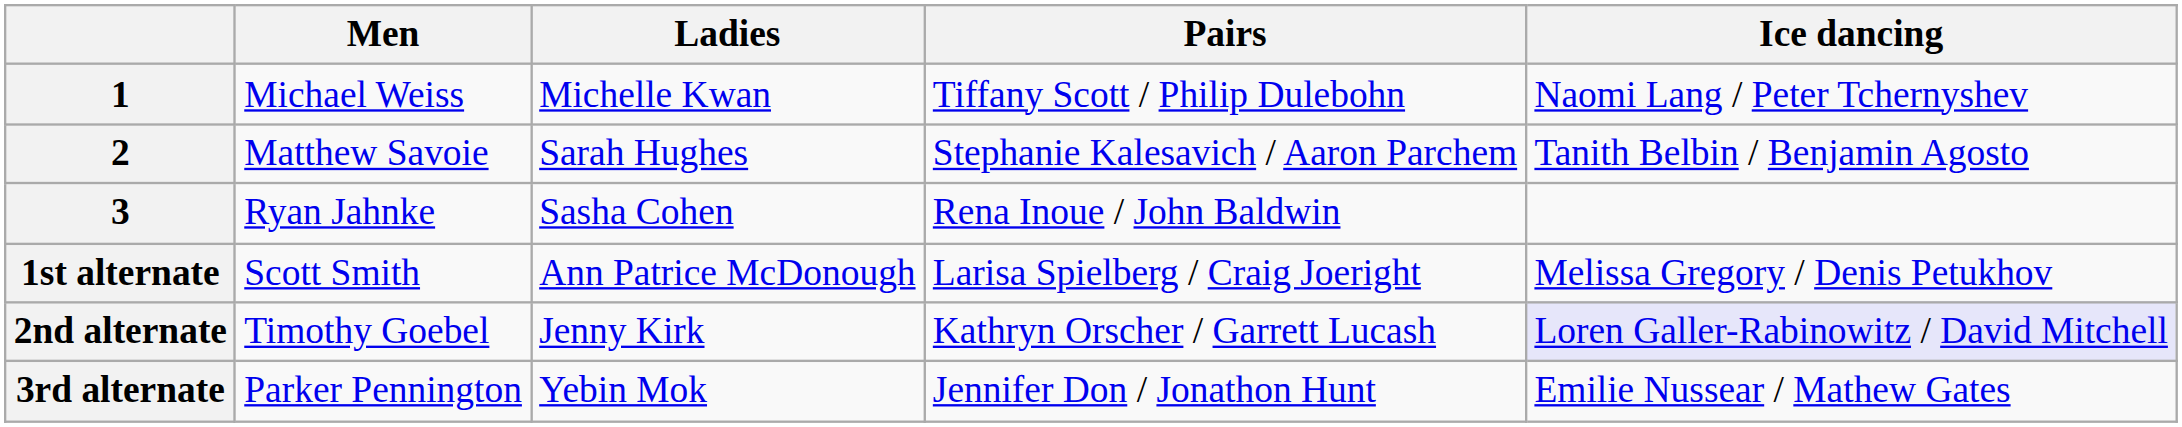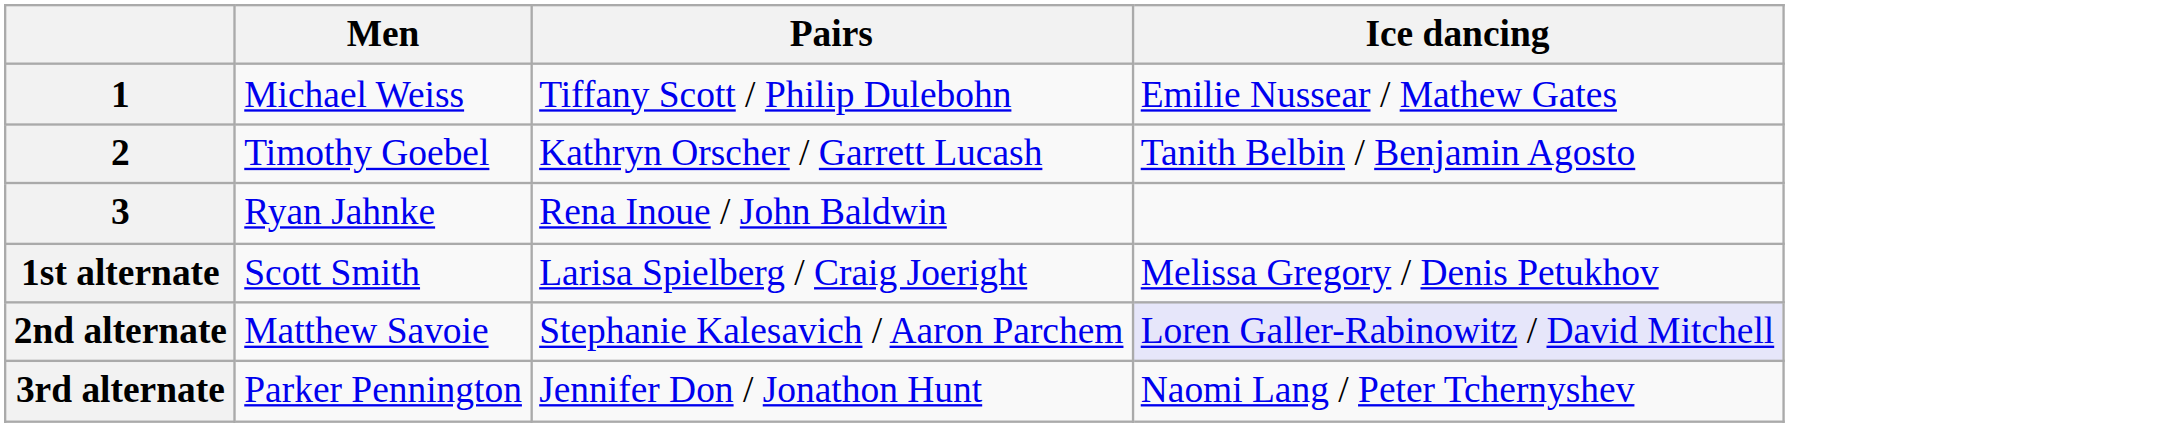- column: (727, 34)
(1781, 93) Naomi Lang / Peter Tchernyshev -> (1379, 93) Emilie Nussear / Mathew Gates
(366, 152) Matthew Savoie -> (367, 152) Timothy Goebel
(1225, 152) Stephanie Kalesavich / Aaron Parchem -> (791, 152) Kathryn Orscher / Garrett Lucash
(367, 331) Timothy Goebel -> (366, 331) Matthew Savoie
(1184, 331) Kathryn Orscher / Garrett Lucash -> (831, 331) Stephanie Kalesavich / Aaron Parchem
(1773, 390) Emilie Nussear / Mathew Gates -> (1388, 390) Naomi Lang / Peter Tchernyshev
